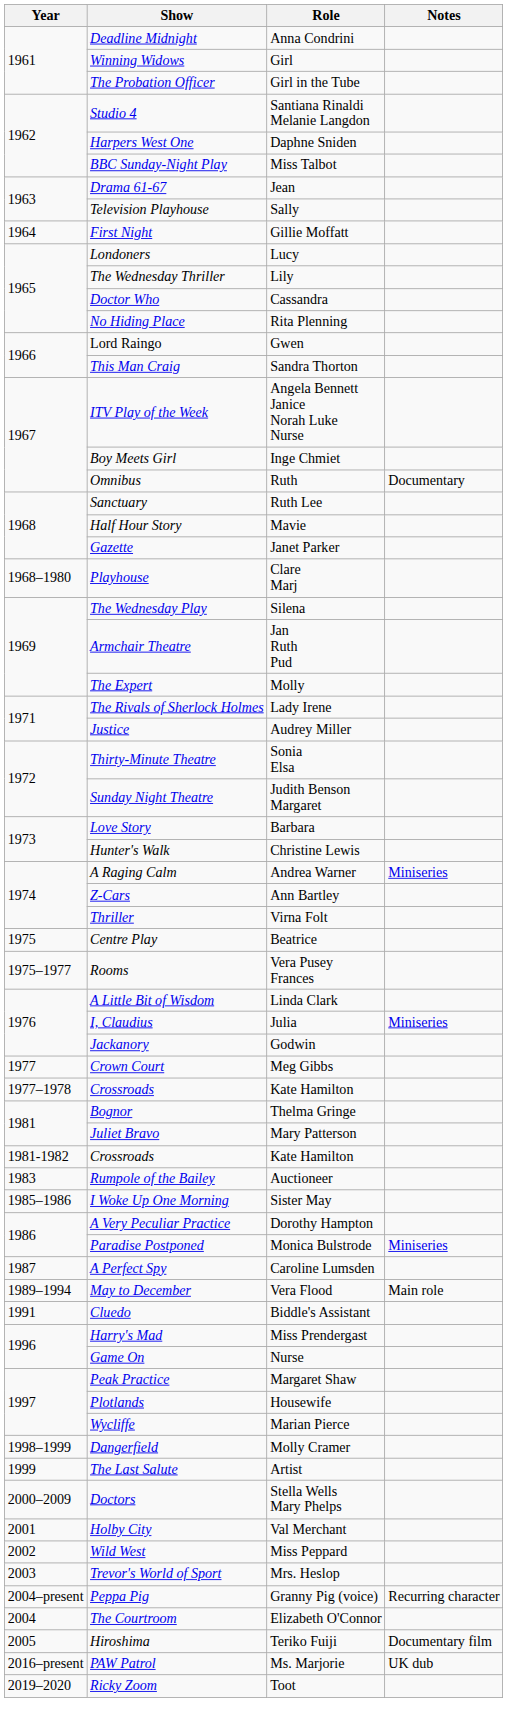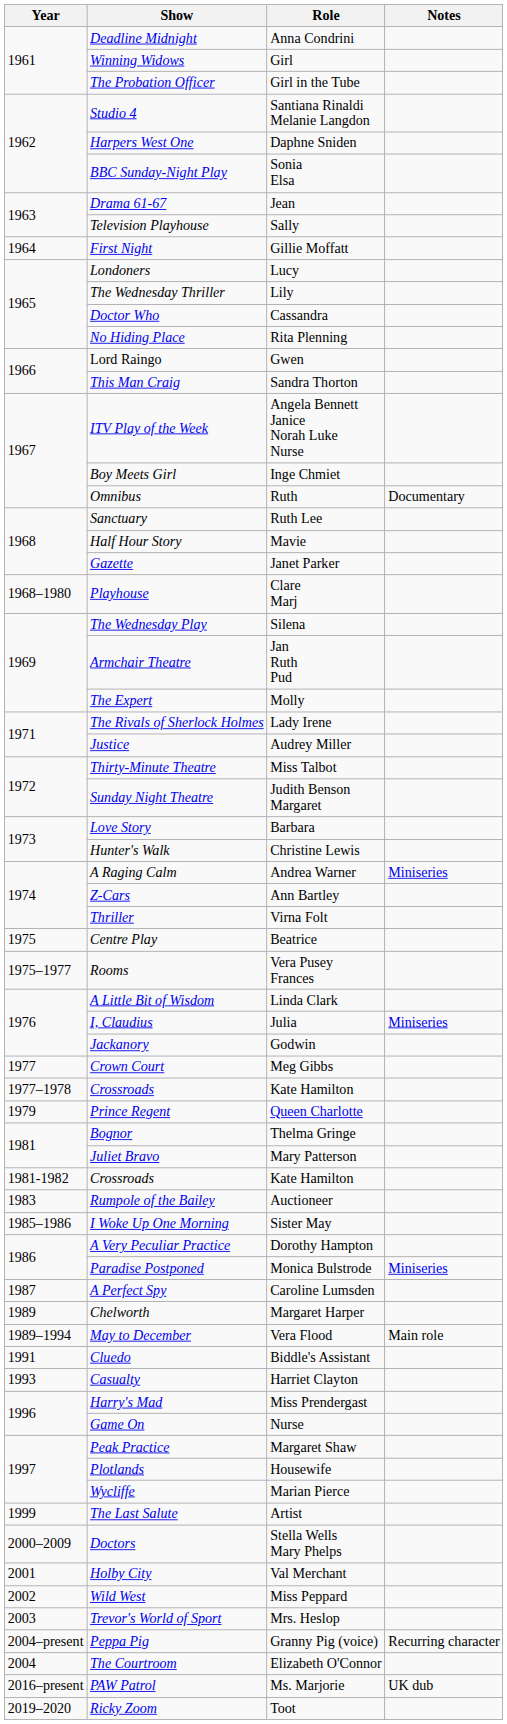(303, 165) Miss Talbot -> (286, 173) Sonia Elsa
(286, 759) Sonia Elsa -> (303, 767) Miss Talbot
+ row: (22, 1111)
+ row: (22, 1312)
+ row: (22, 1379)
- row: (39, 1446)
- row: (22, 1641)
